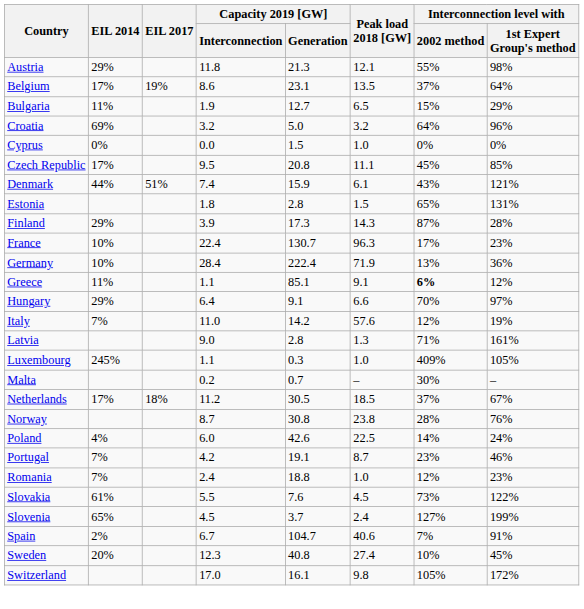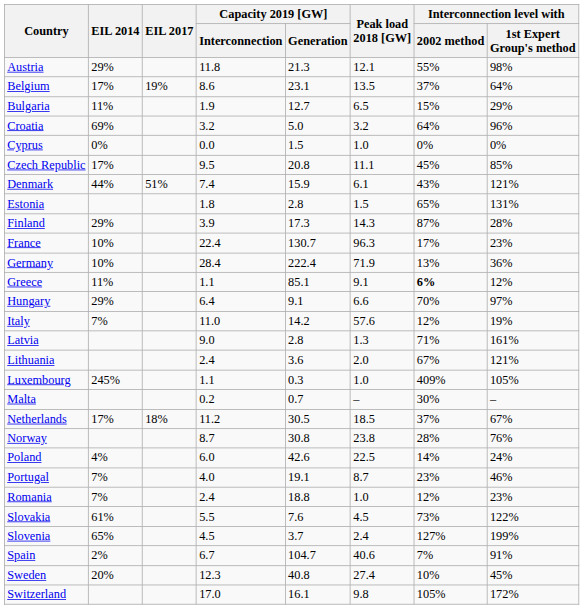+ row: (31, 360)
(207, 457) 4.2 -> (207, 477) 4.0
